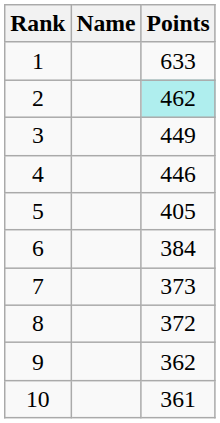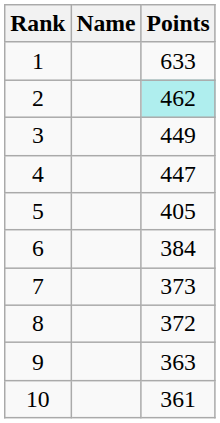(178, 173) 446 -> (178, 173) 447
(178, 361) 362 -> (178, 361) 363
